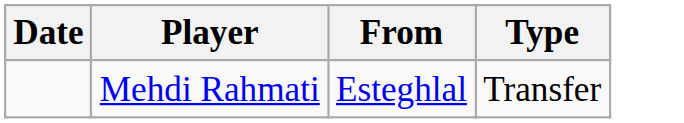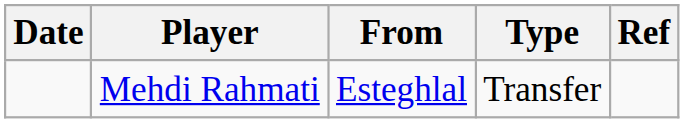+ column: (644, 32)
